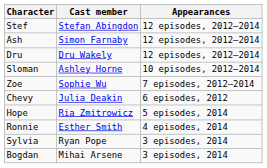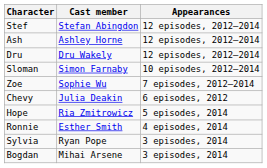(93, 40) Simon Farnaby -> (90, 40) Ashley Horne
(90, 69) Ashley Horne -> (93, 69) Simon Farnaby
